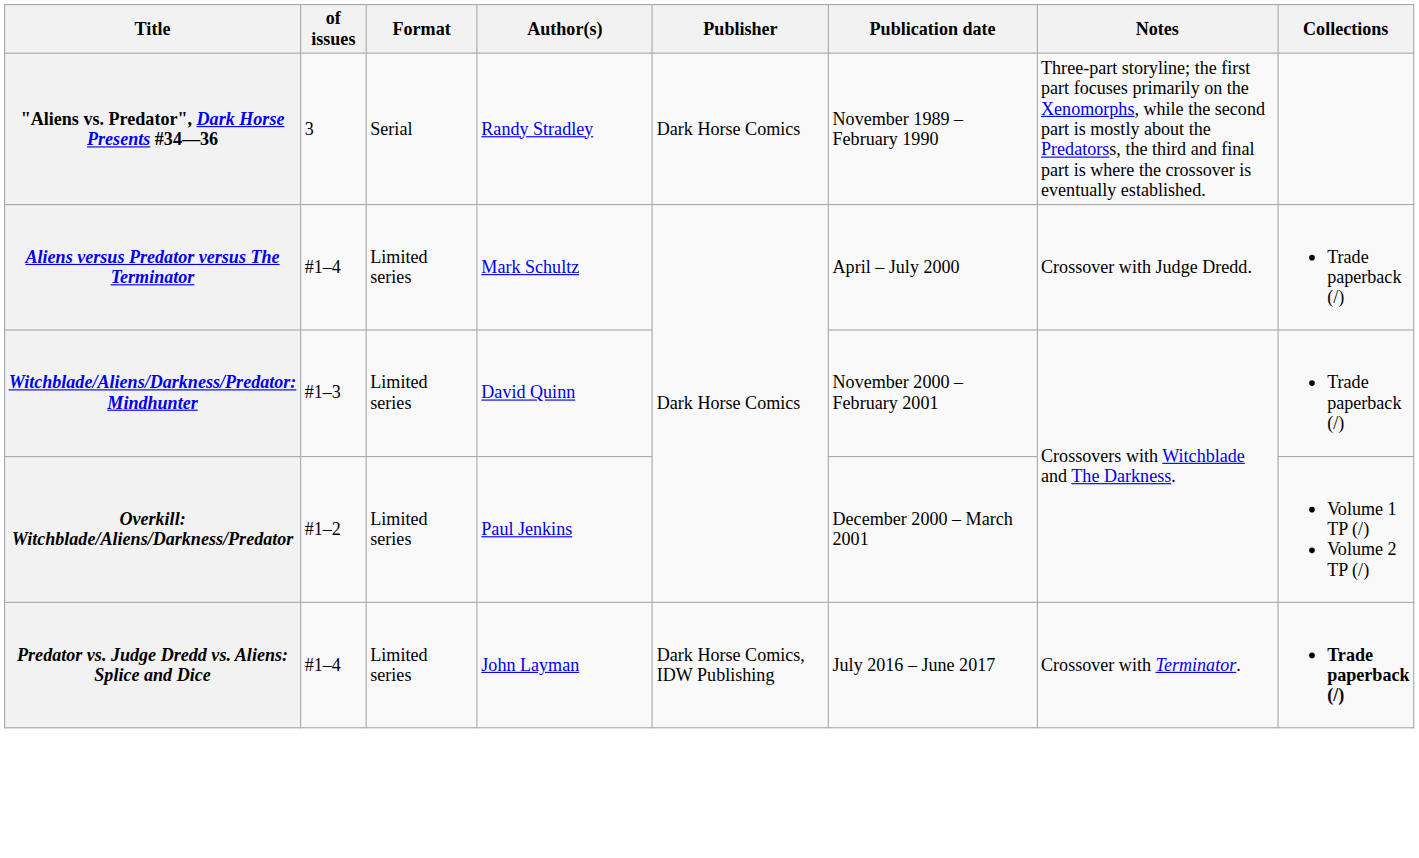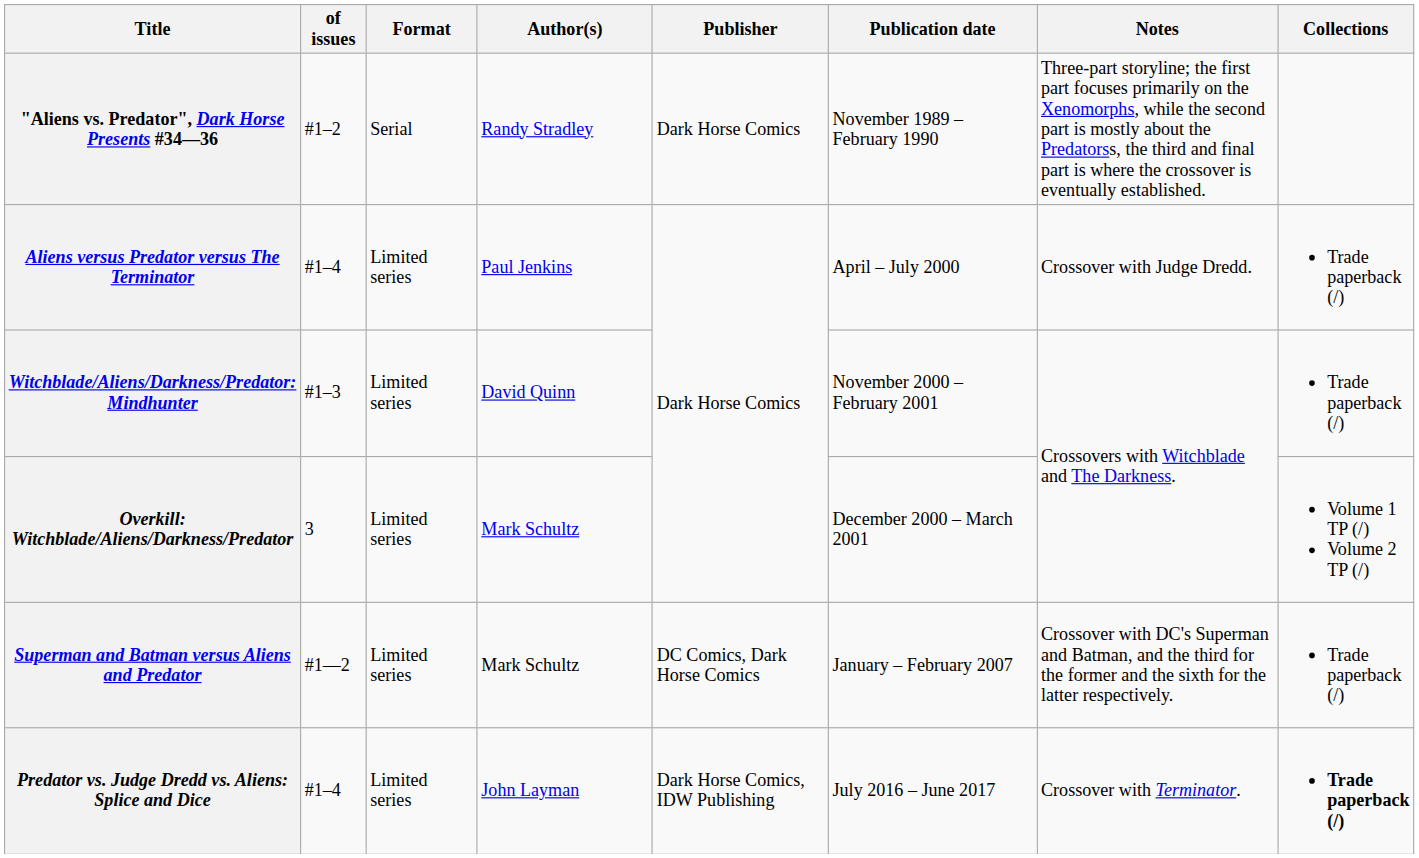(309, 128) 3 -> (323, 128) #1–2
(530, 267) Mark Schultz -> (527, 267) Paul Jenkins
(323, 529) #1–2 -> (309, 529) 3
(527, 529) Paul Jenkins -> (530, 529) Mark Schultz
+ row: (153, 665)
